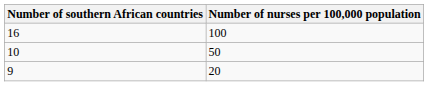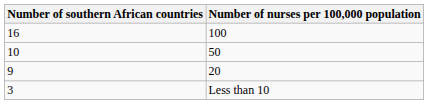+ row: (10, 90)
